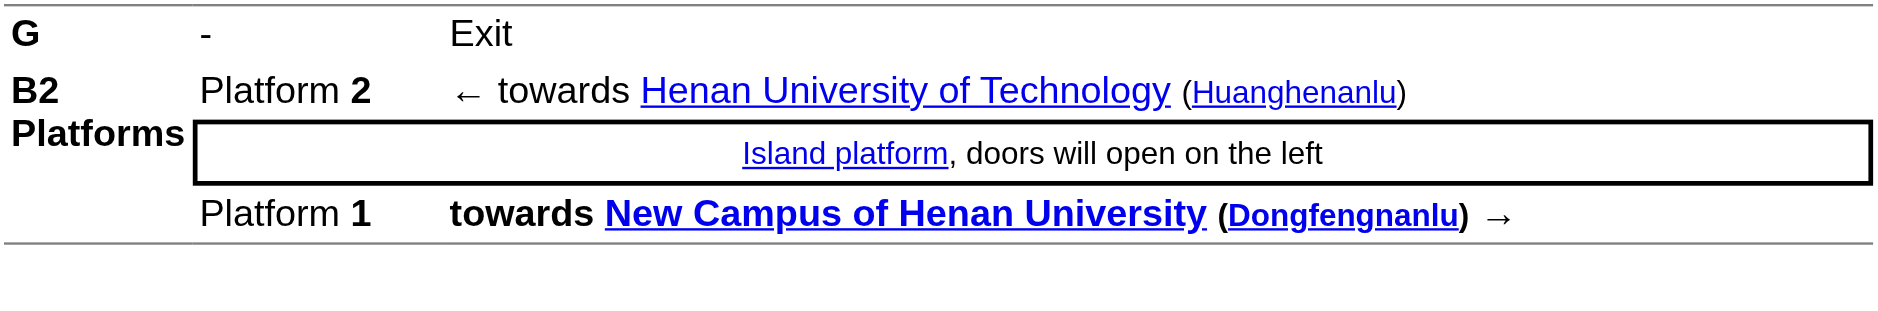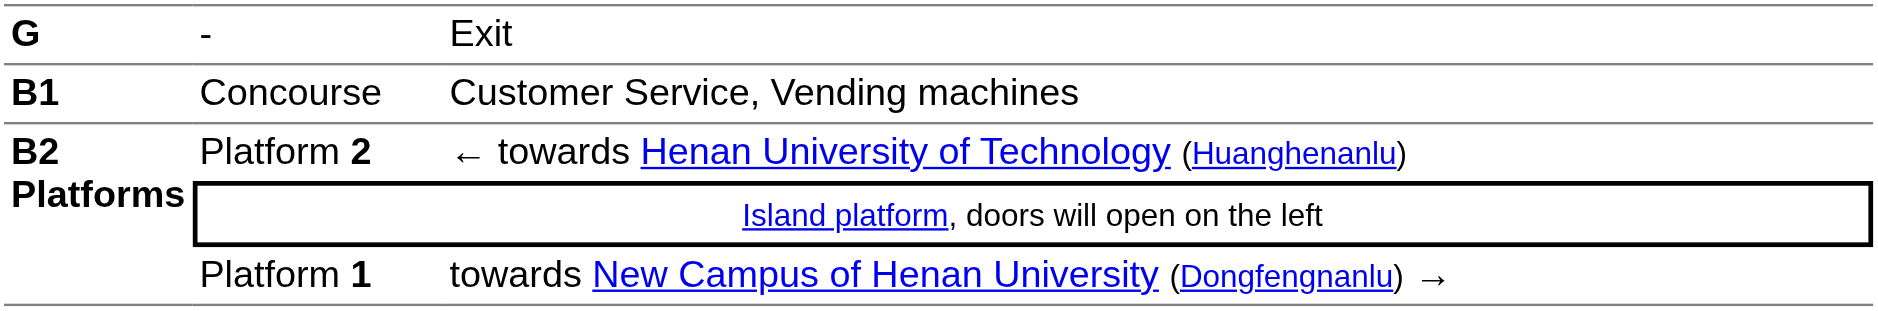+ row: (291, 92)
(984, 213) bold -> (951, 274) normal
